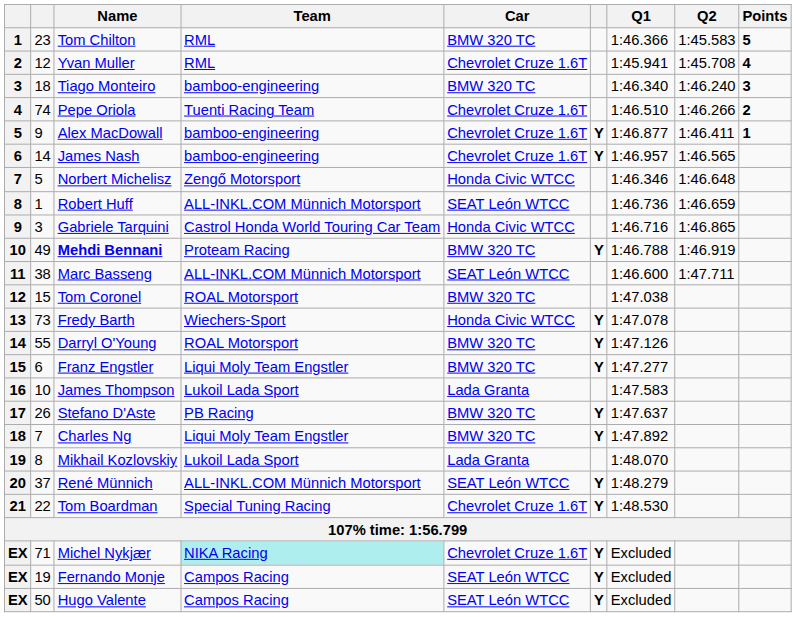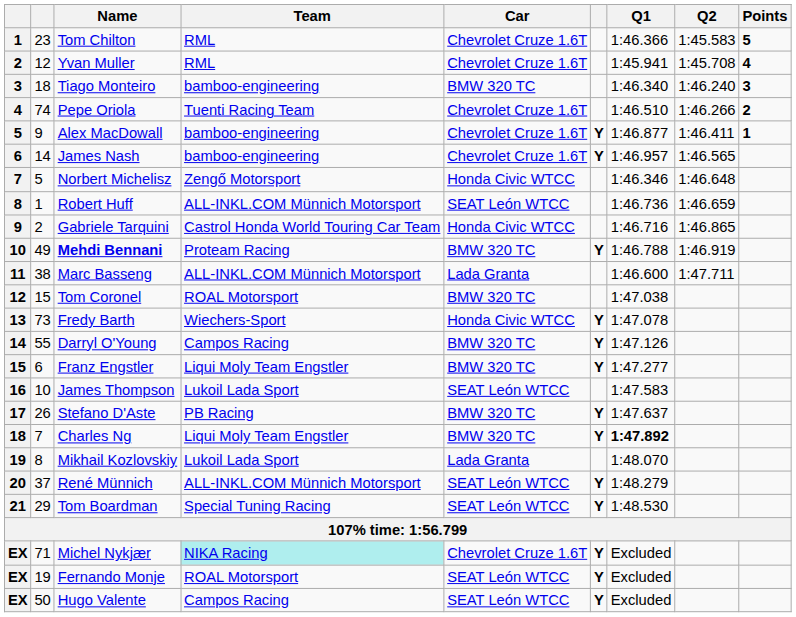(491, 40) BMW 320 TC -> (517, 40) Chevrolet Cruze 1.6T
(39, 226) 3 -> (39, 226) 2
(508, 273) SEAT León WTCC -> (488, 273) Lada Granta
(241, 343) ROAL Motorsport -> (236, 343) Campos Racing
(488, 390) Lada Granta -> (508, 390) SEAT León WTCC
(639, 436) normal -> (640, 436) bold
(43, 506) 22 -> (43, 506) 29
(517, 506) Chevrolet Cruze 1.6T -> (508, 506) SEAT León WTCC
(236, 577) Campos Racing -> (241, 577) ROAL Motorsport
